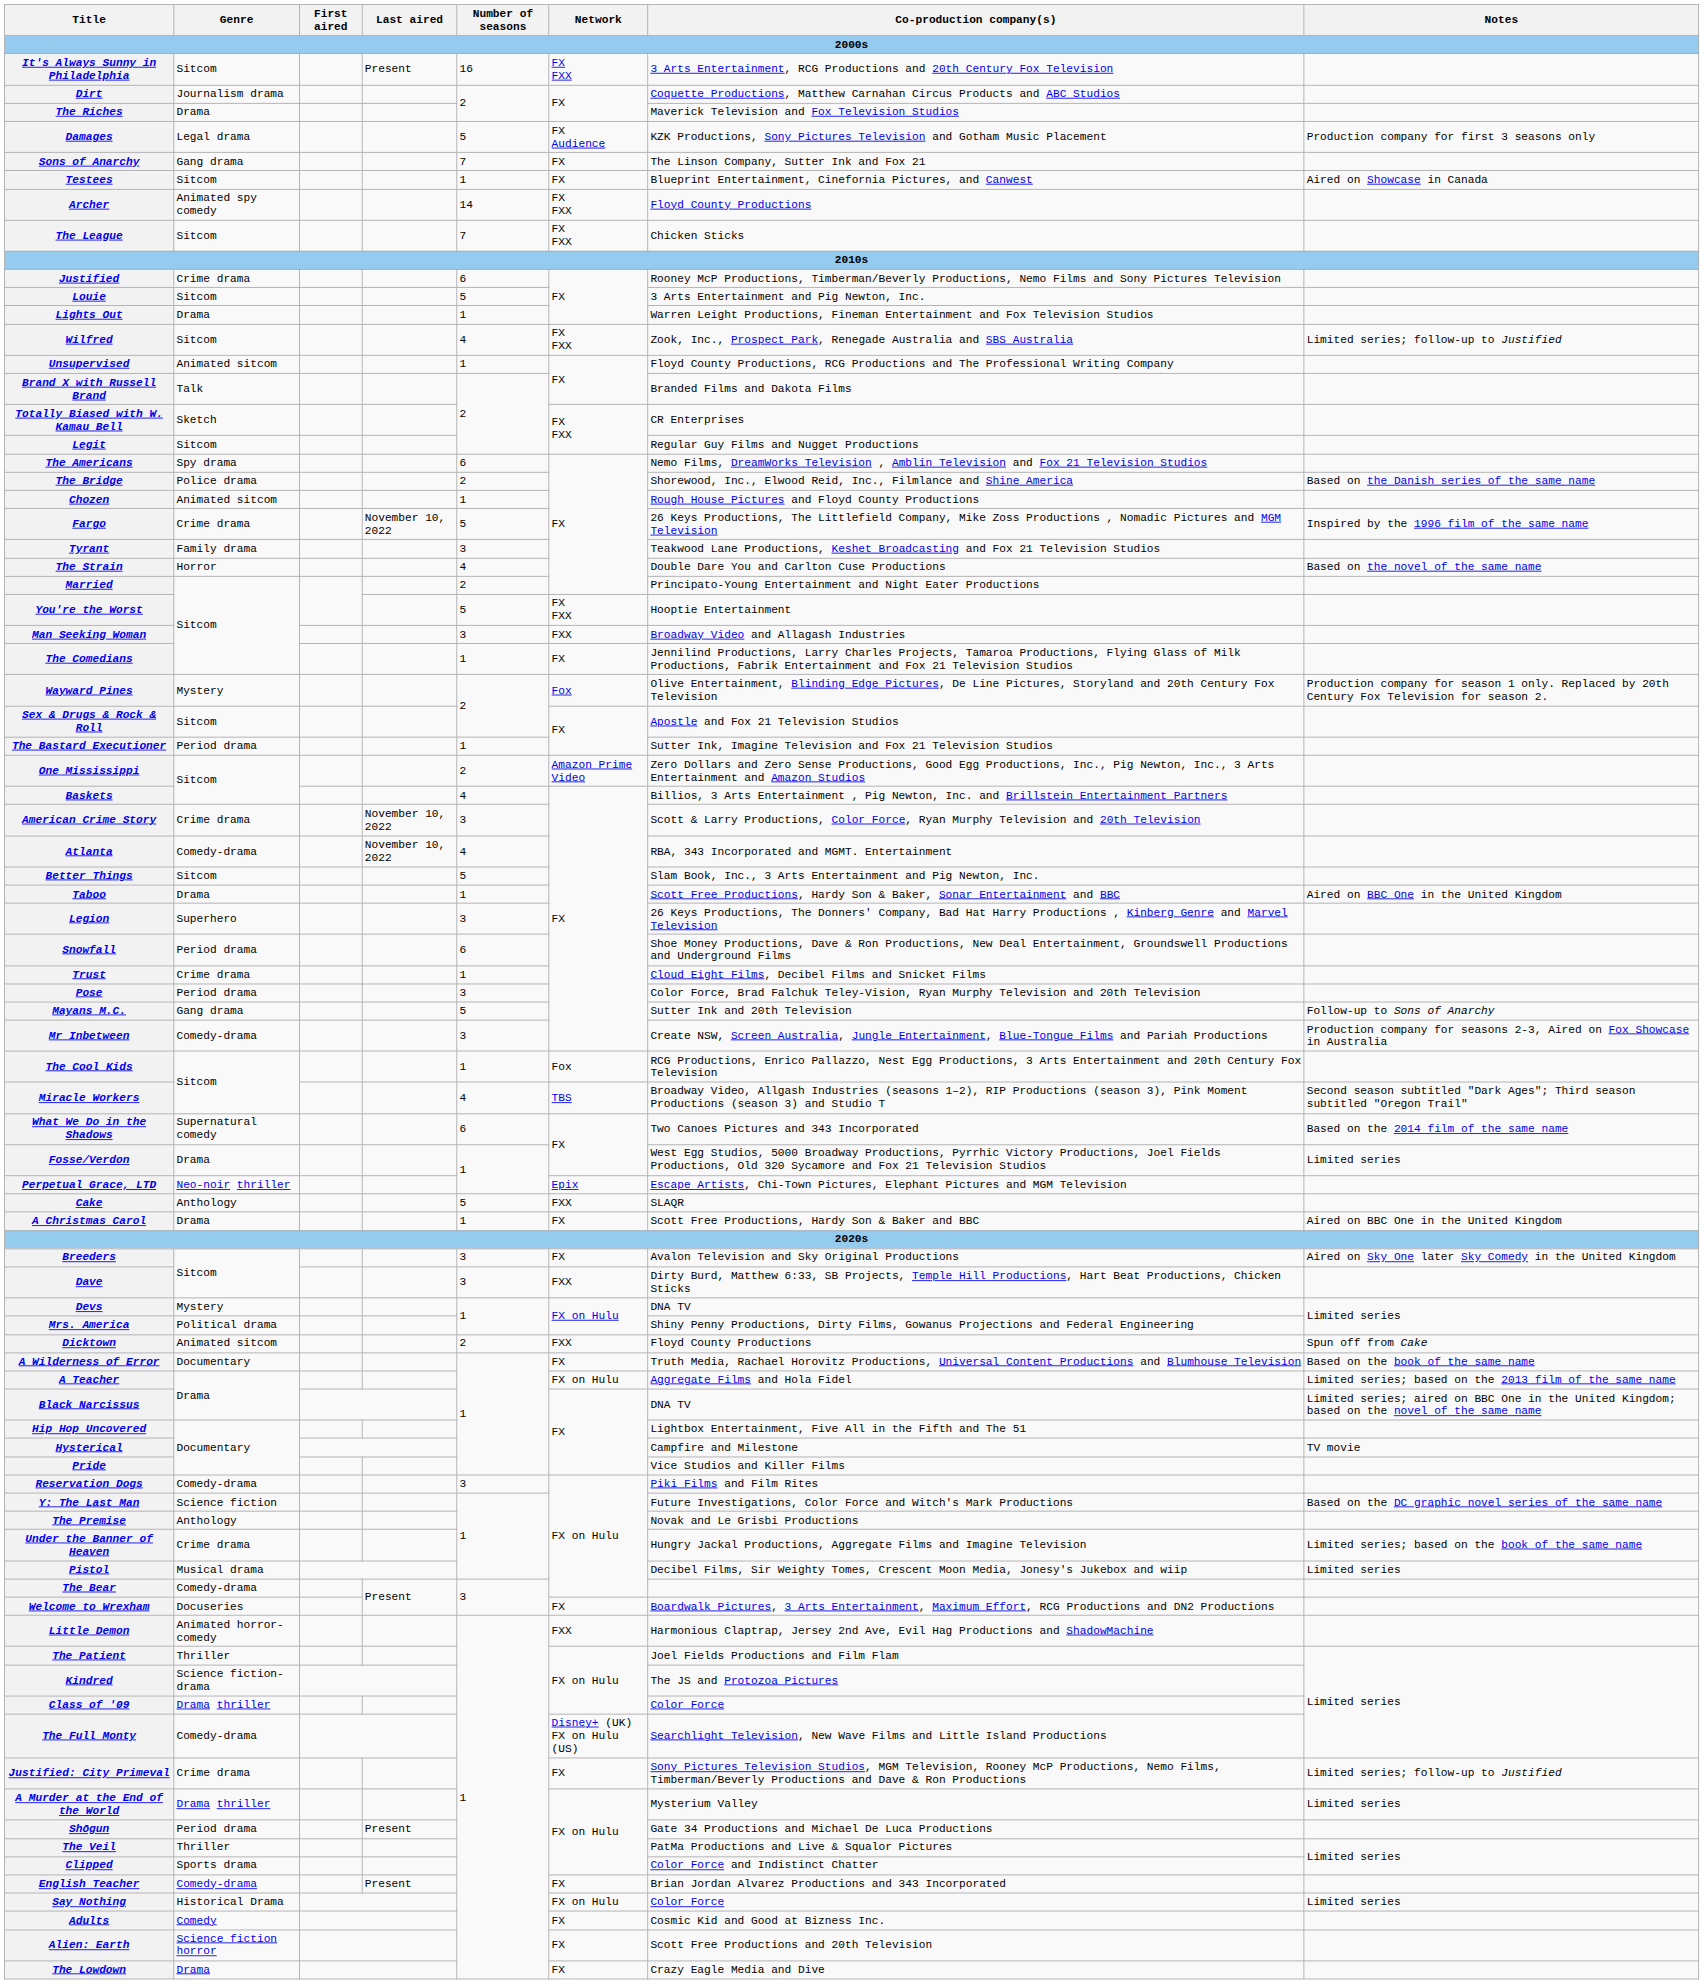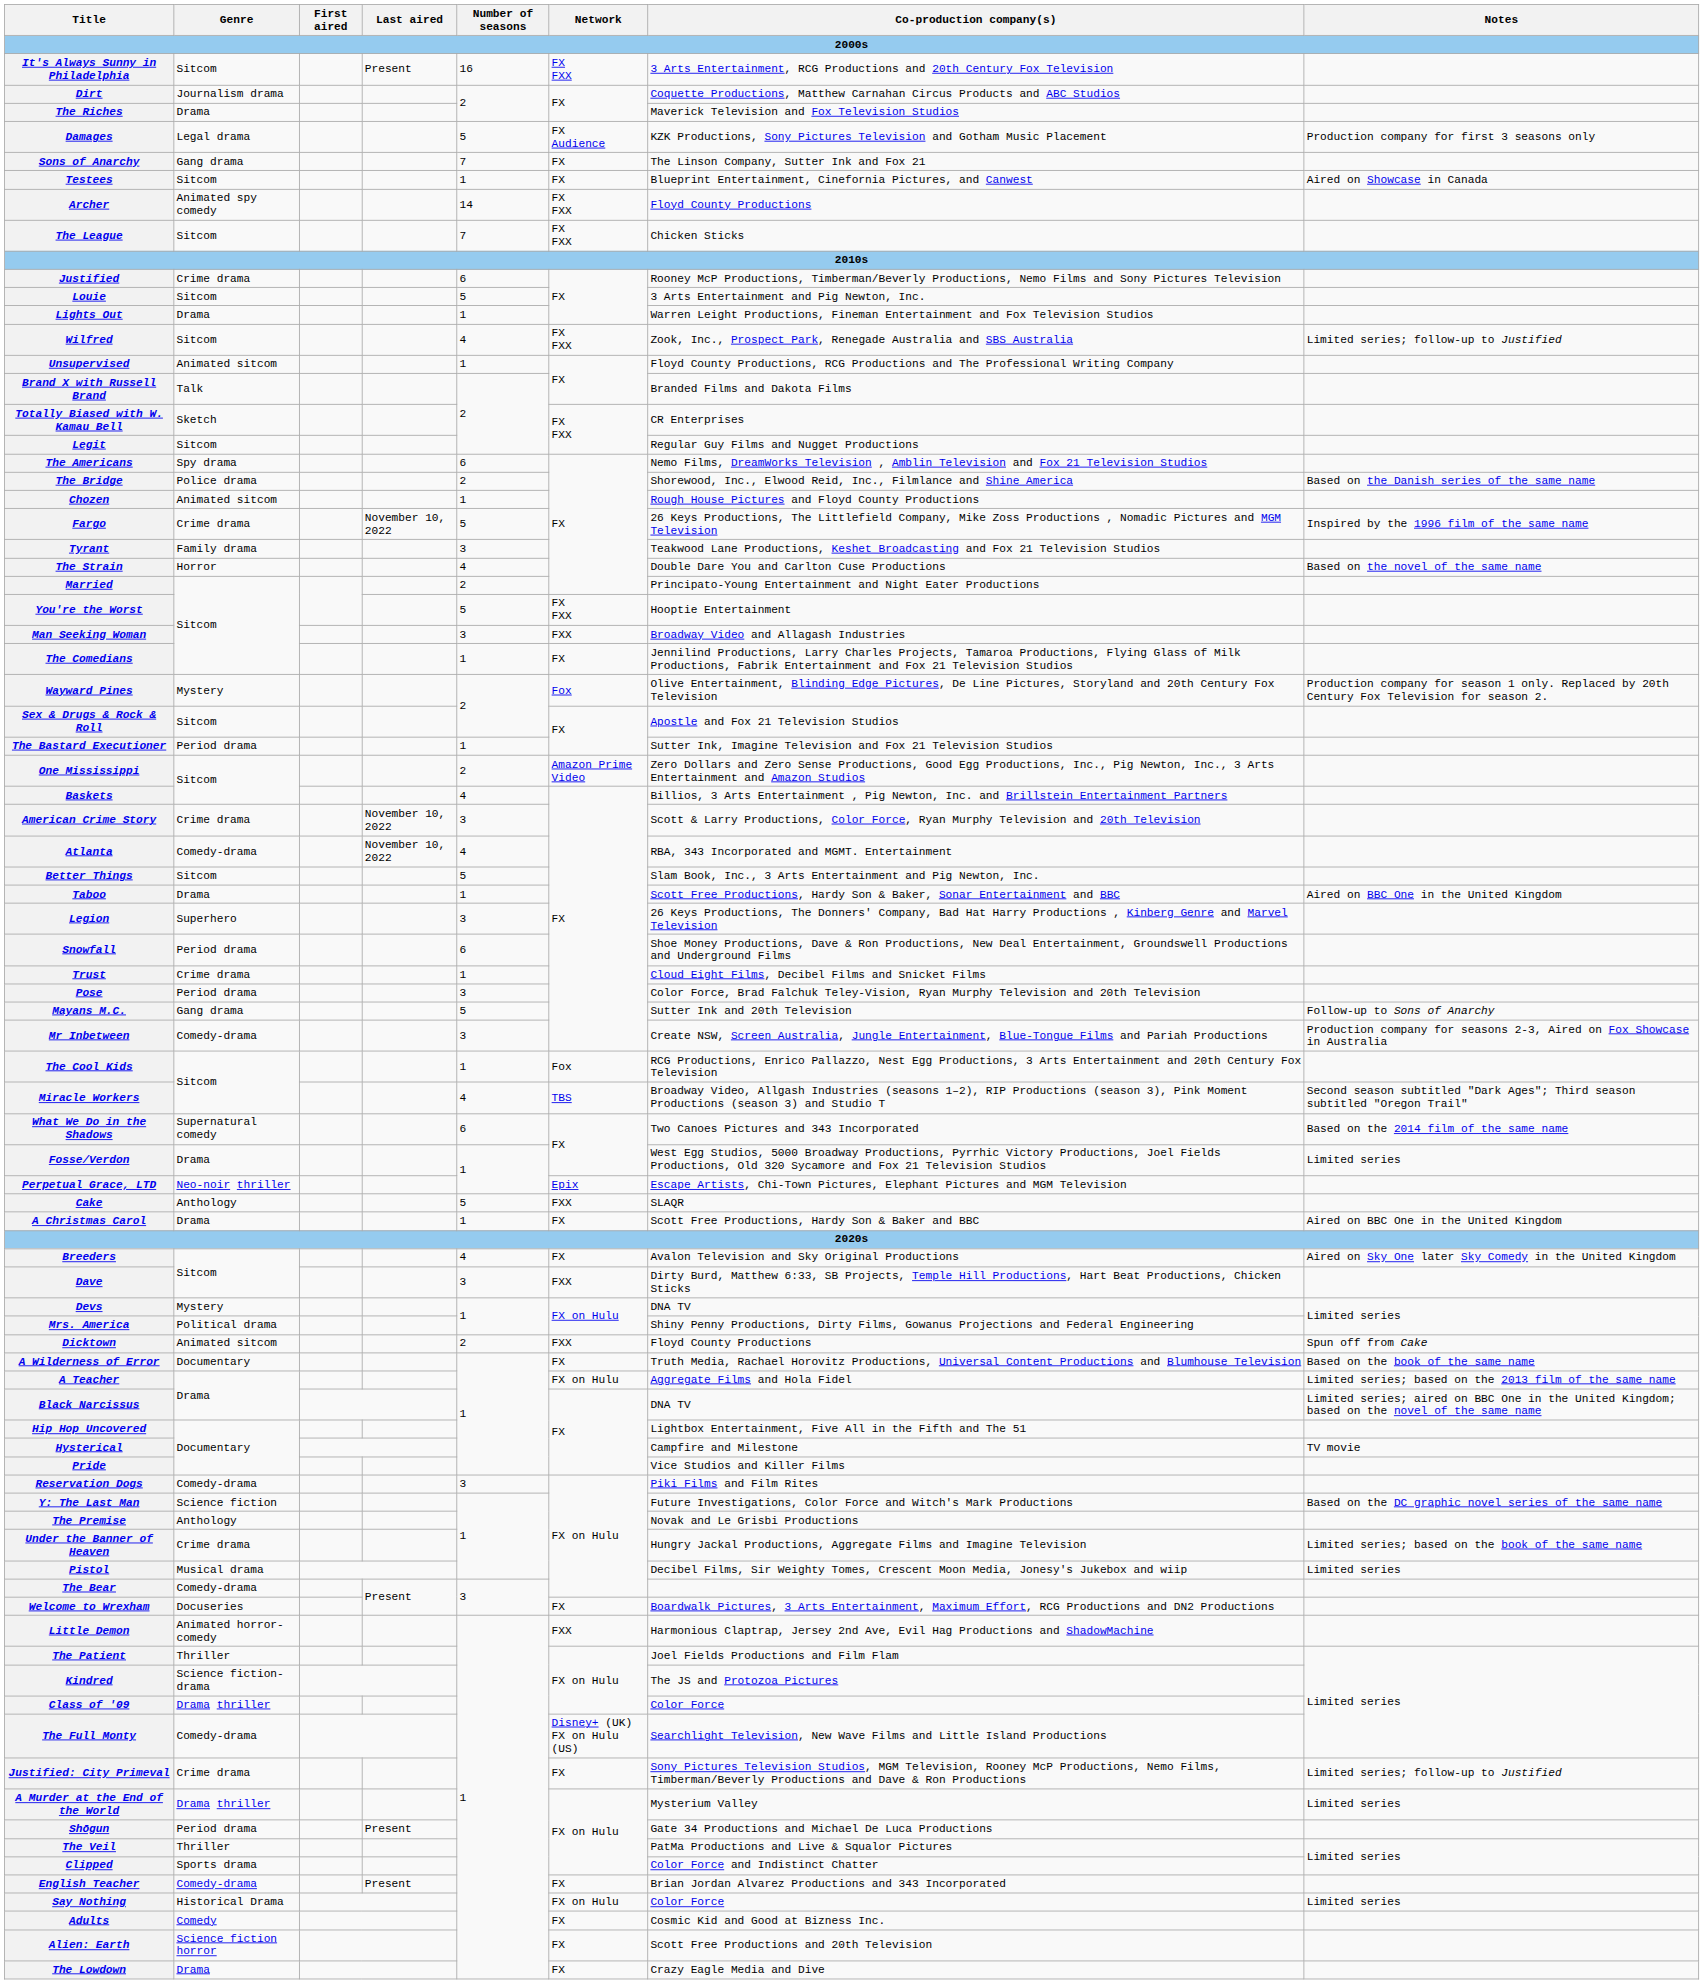(463, 1258) 3 -> (463, 1258) 4
